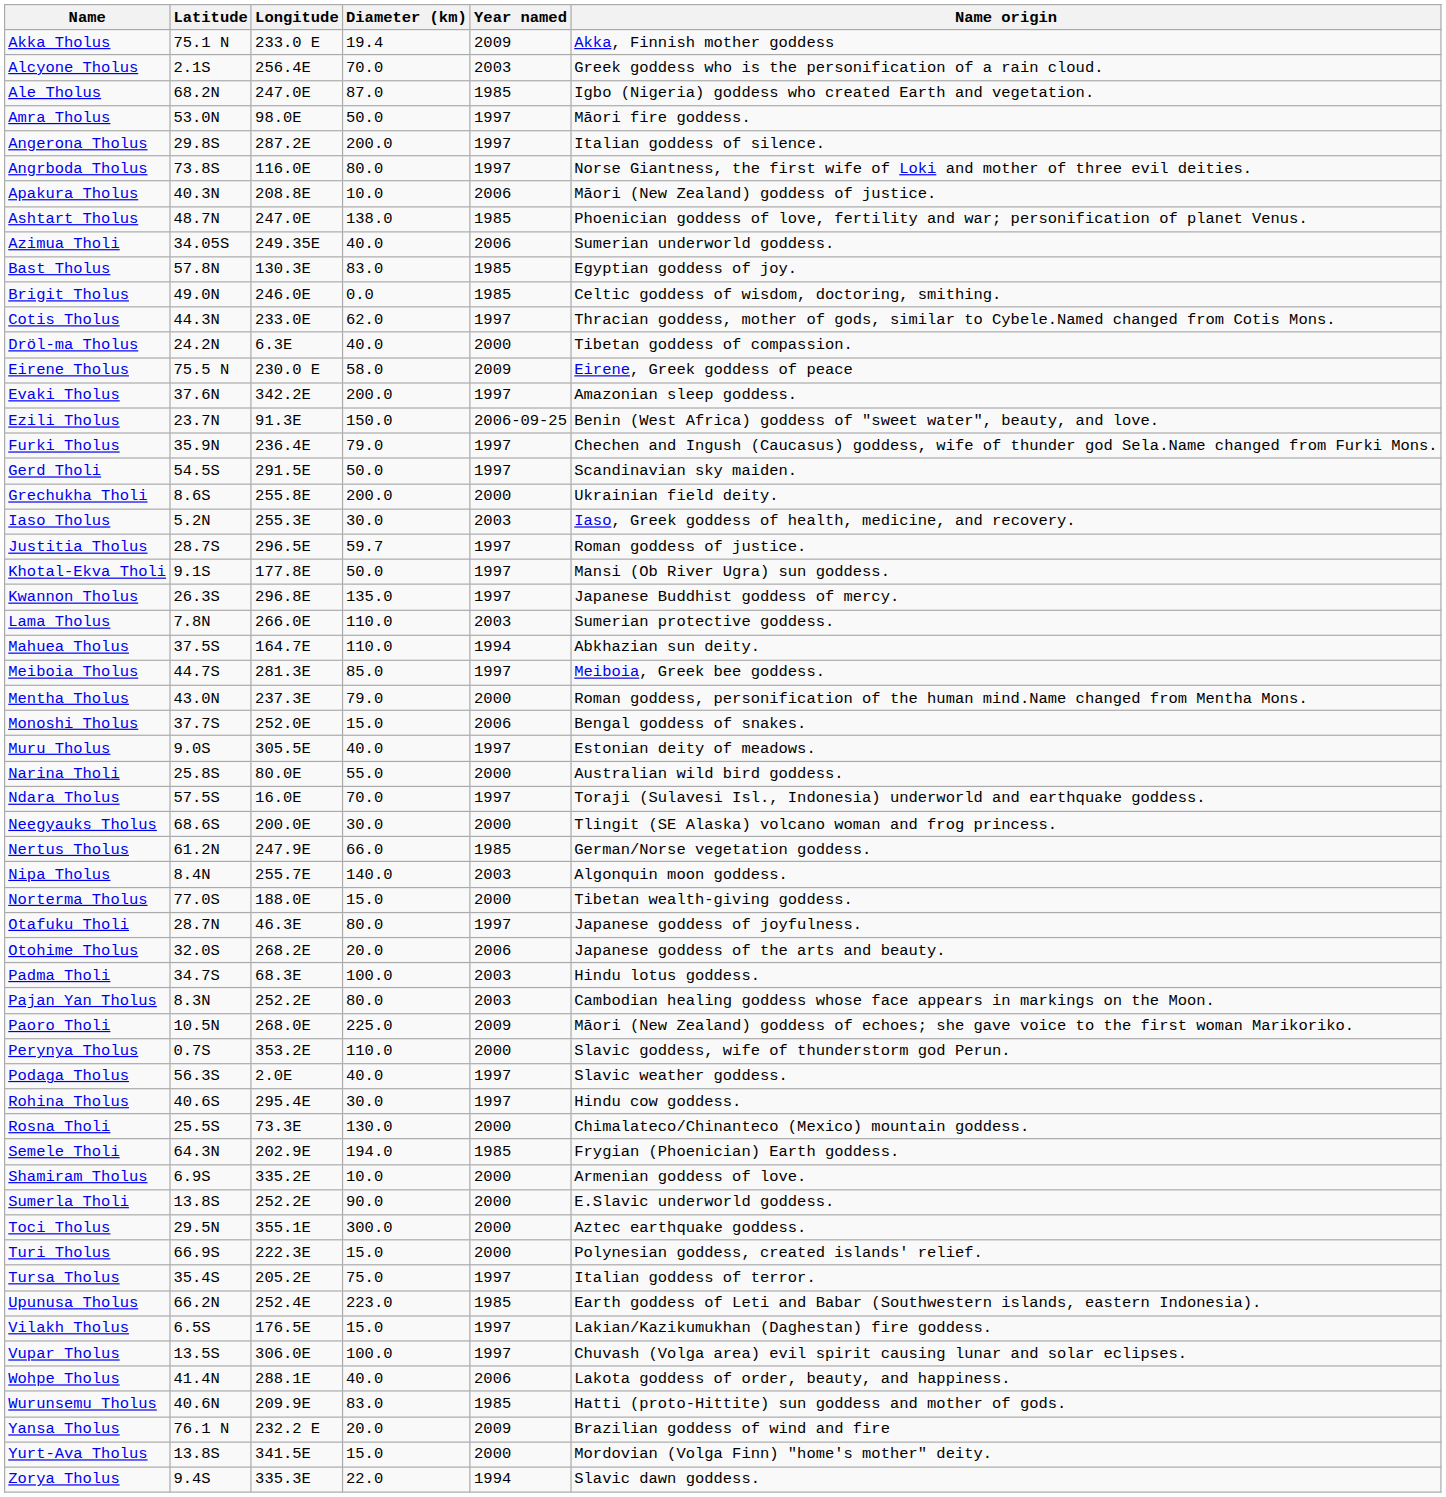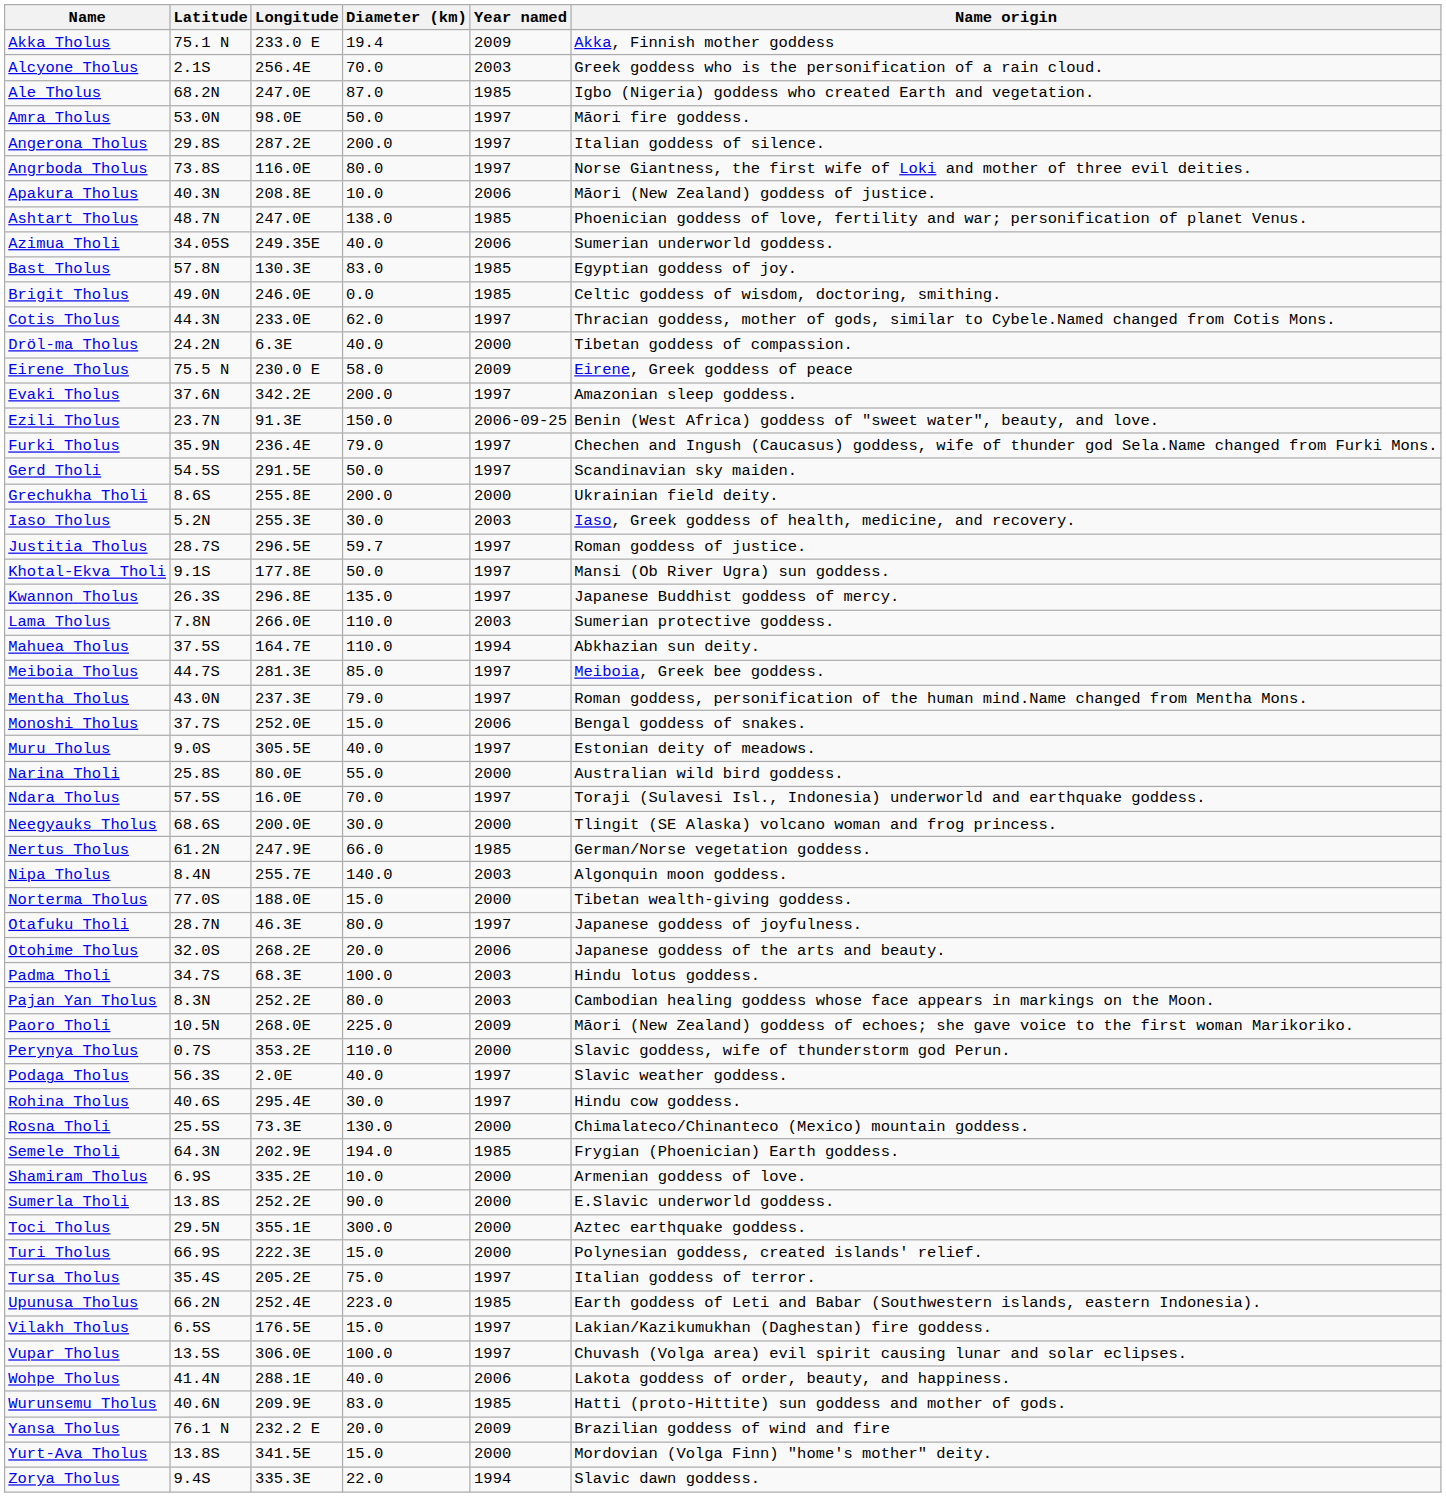(493, 698) 2000 -> (493, 698) 1997
